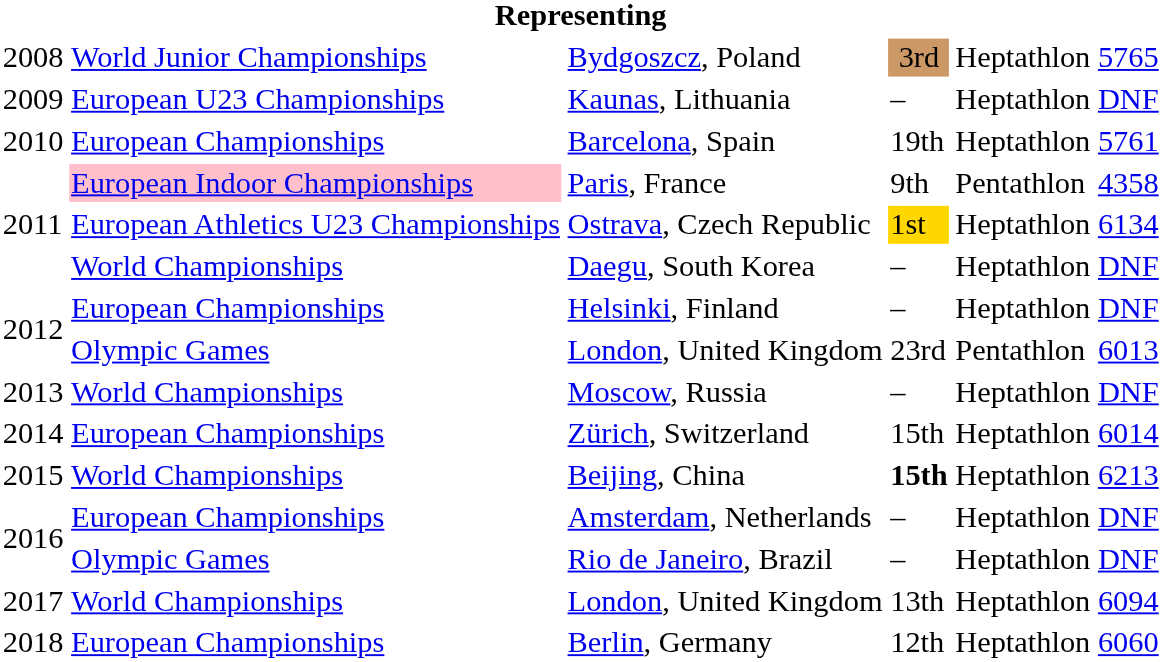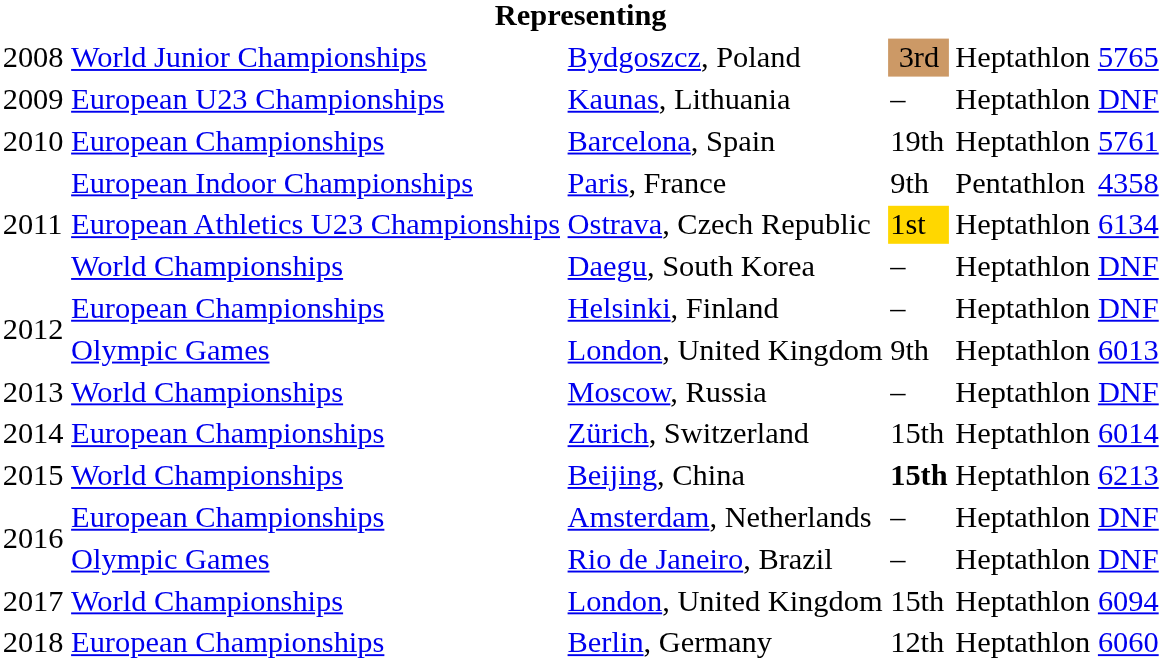(272, 182) pink background -> (272, 182) no background
(918, 349) 23rd -> (910, 349) 9th
(1020, 349) Pentathlon -> (1023, 349) Heptathlon
(917, 600) 13th -> (917, 600) 15th
